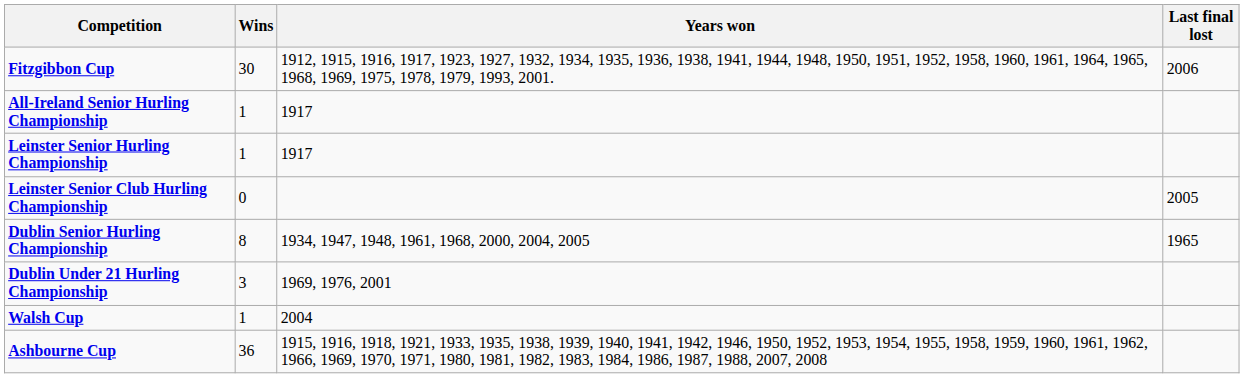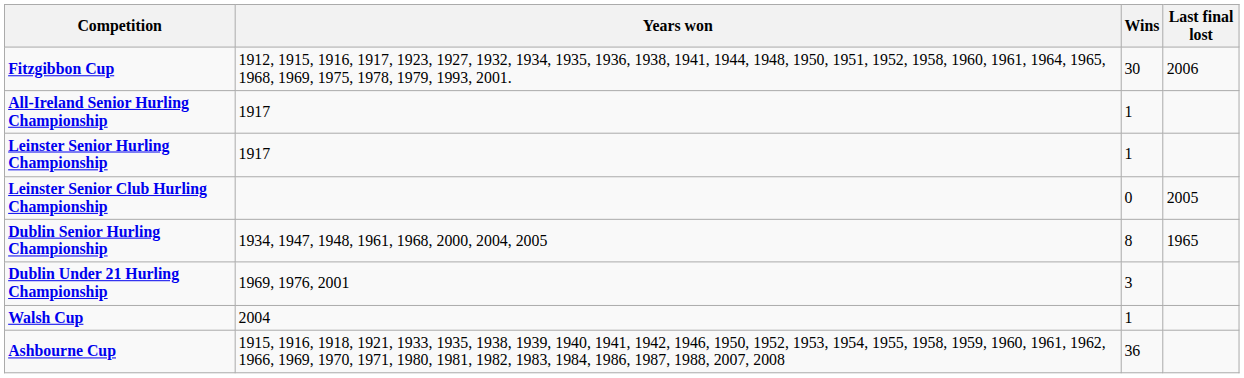columns swapped: (256, 25) <-> (720, 25)
